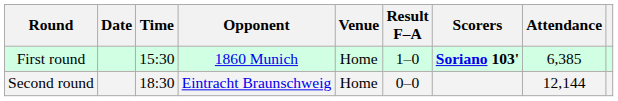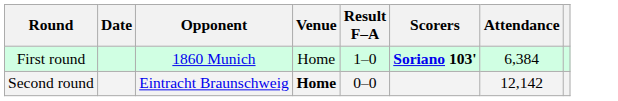- column: (157, 25)
(564, 58) 6,385 -> (522, 58) 6,384
(359, 83) normal -> (316, 83) bold
(564, 83) 12,144 -> (522, 83) 12,142
